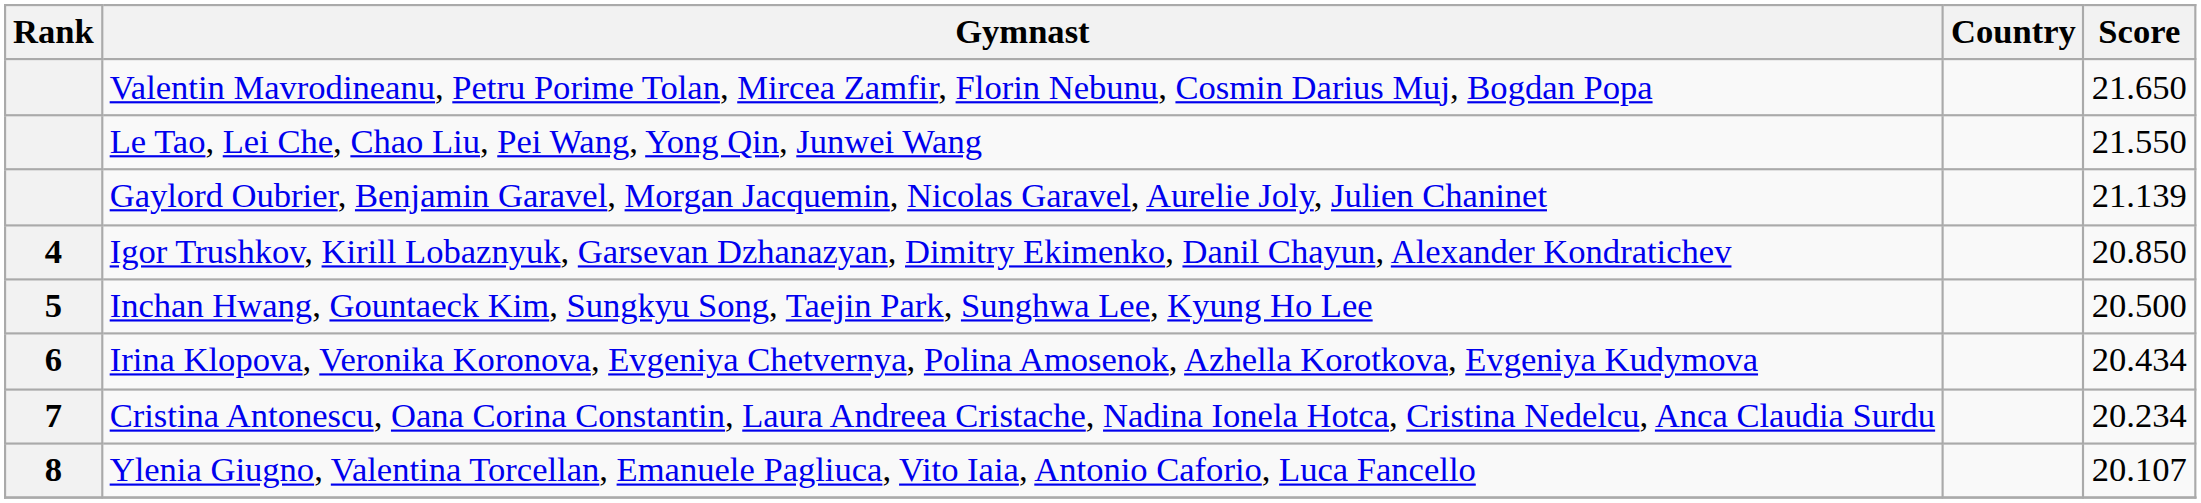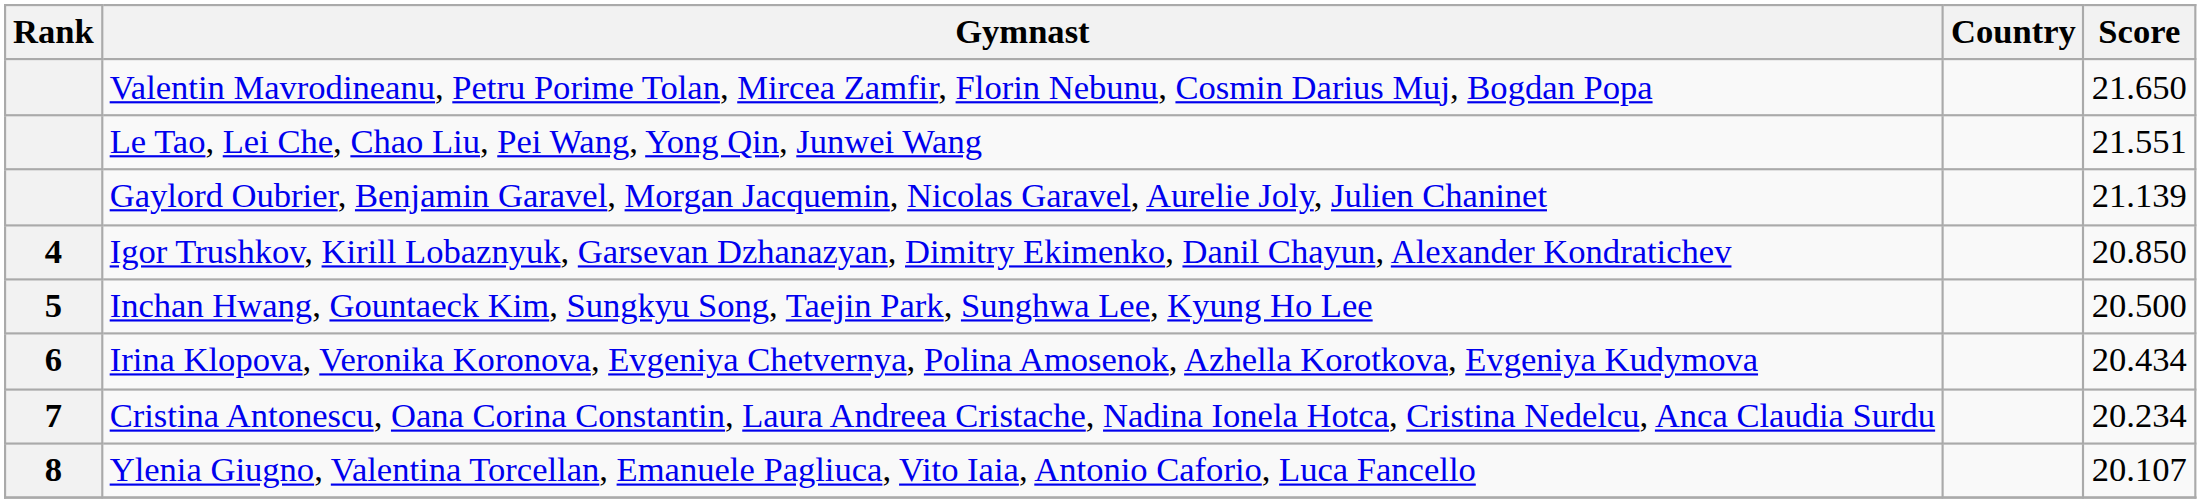(2139, 141) 21.550 -> (2139, 141) 21.551
